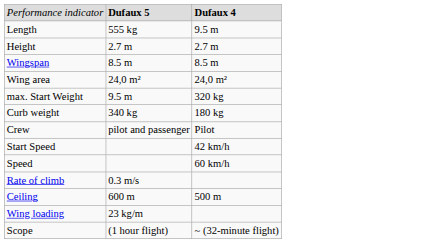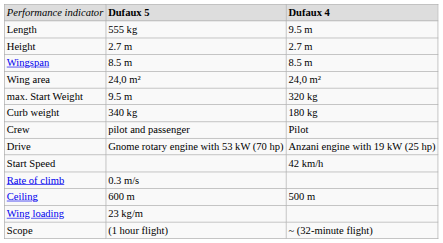+ row: (19, 146)
- row: (20, 163)
